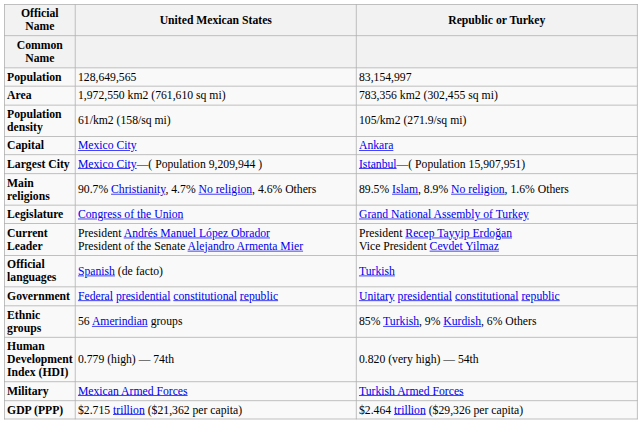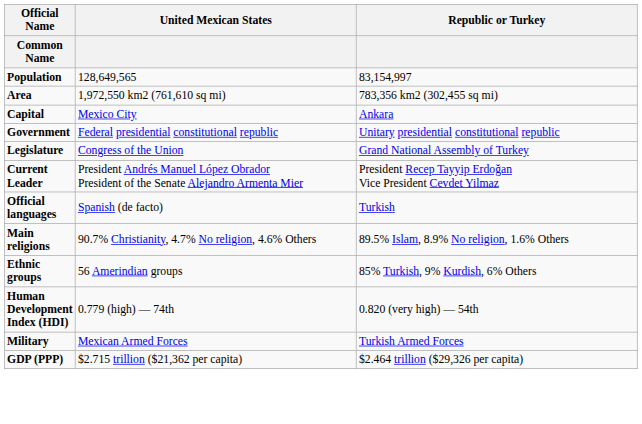- row: (34, 120)
- row: (38, 164)
rows swapped: (39, 296) <-> (28, 189)
